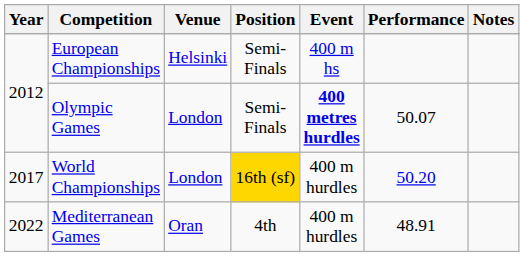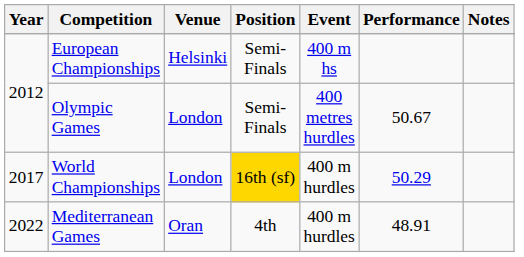(332, 117) bold -> (329, 117) normal
(416, 117) 50.07 -> (411, 117) 50.67
(416, 177) 50.20 -> (411, 177) 50.29
